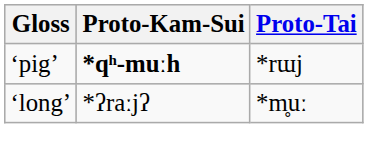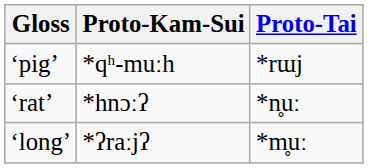(131, 63) bold -> (129, 63) normal
+ row: (32, 102)
